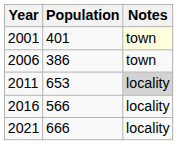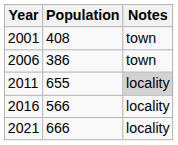(58, 38) 401 -> (58, 38) 408
(141, 38) lightyellow background -> (141, 38) no background
(58, 83) 653 -> (58, 83) 655
